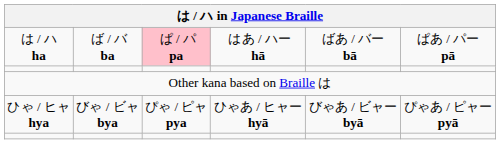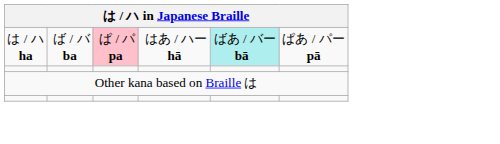(353, 47) no background -> (245, 47) paleturquoise background
- row: (39, 114)
